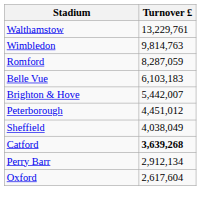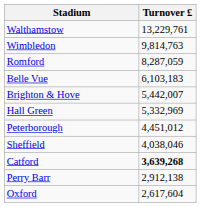+ row: (30, 111)
(162, 128) 4,038,049 -> (162, 144) 4,038,046
(162, 161) 2,912,134 -> (162, 177) 2,912,138
